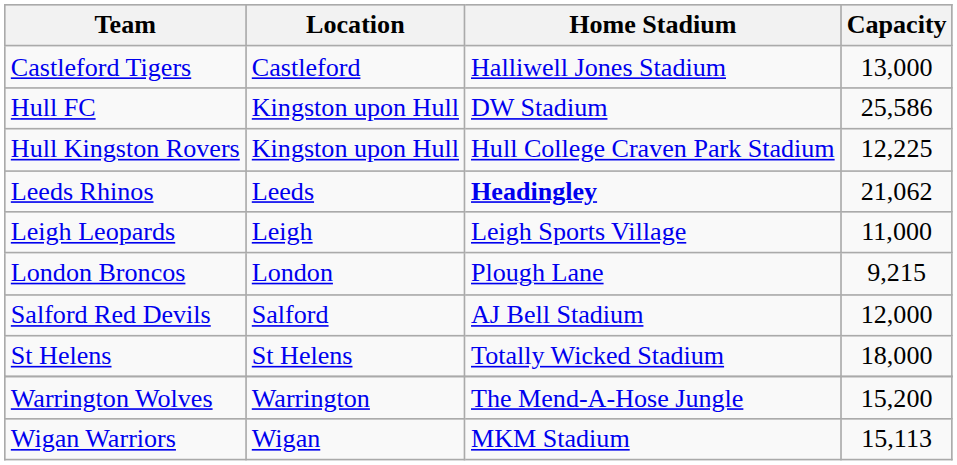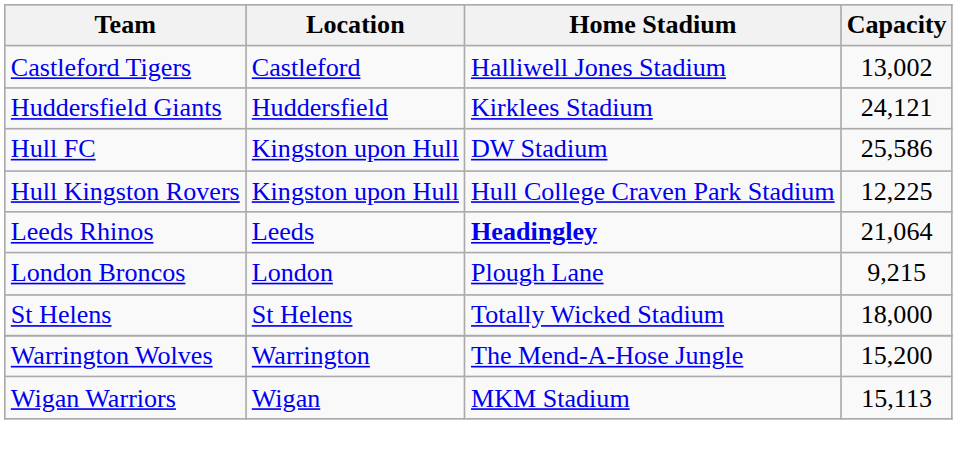(897, 66) 13,000 -> (897, 66) 13,002
+ row: (116, 107)
(897, 190) 21,062 -> (897, 231) 21,064
- row: (93, 231)
- row: (111, 314)
